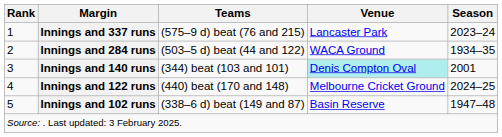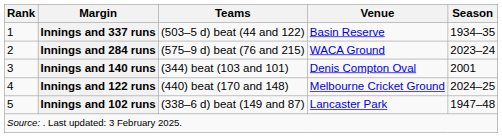(233, 31) (575–9 d) beat (76 and 215) -> (233, 31) (503–5 d) beat (44 and 122)
(349, 31) Lancaster Park -> (347, 31) Basin Reserve
(473, 31) 2023–24 -> (473, 31) 1934–35
(233, 50) (503–5 d) beat (44 and 122) -> (233, 50) (575–9 d) beat (76 and 215)
(473, 50) 1934–35 -> (473, 50) 2023–24
(363, 68) paleturquoise background -> (363, 68) no background
(347, 104) Basin Reserve -> (349, 104) Lancaster Park
